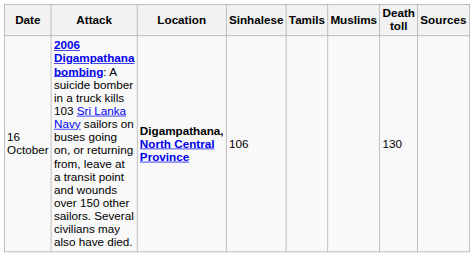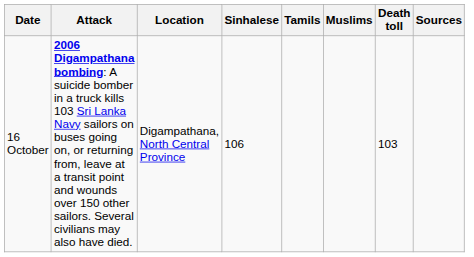(182, 143) bold -> (179, 143) normal
(392, 143) 130 -> (388, 143) 103
